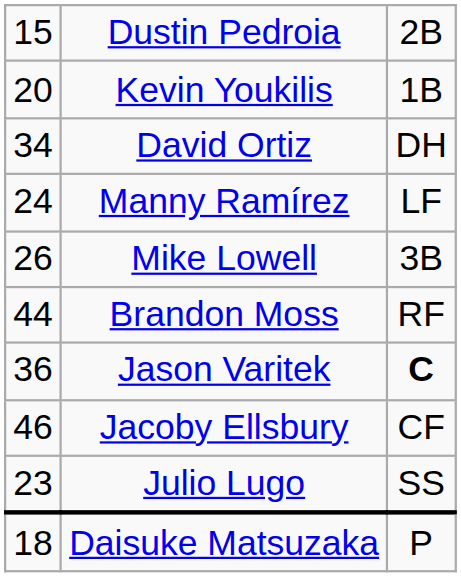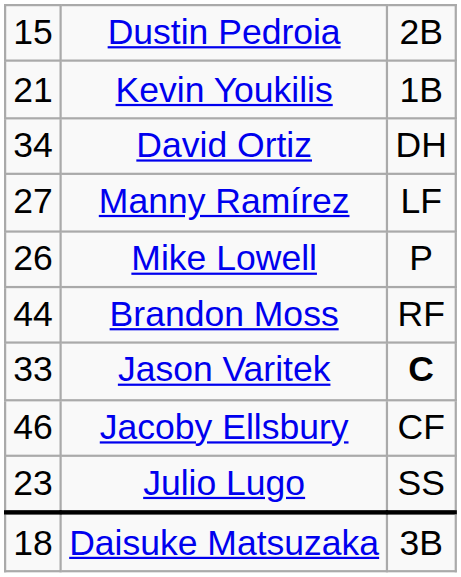(33, 88) 20 -> (33, 88) 21
(33, 201) 24 -> (33, 201) 27
(421, 257) 3B -> (421, 257) P
(33, 370) 36 -> (33, 370) 33
(421, 541) P -> (421, 541) 3B
